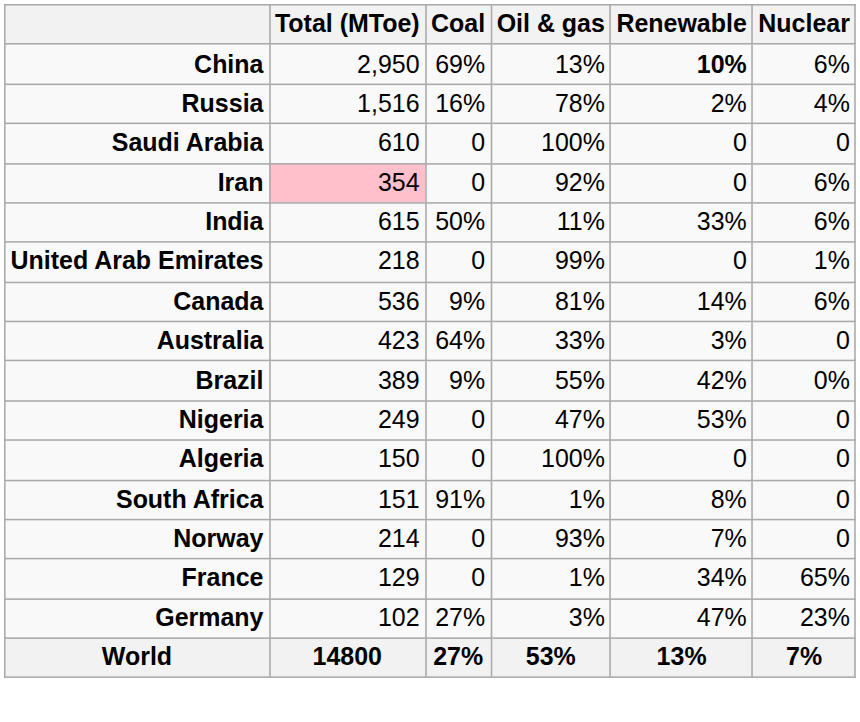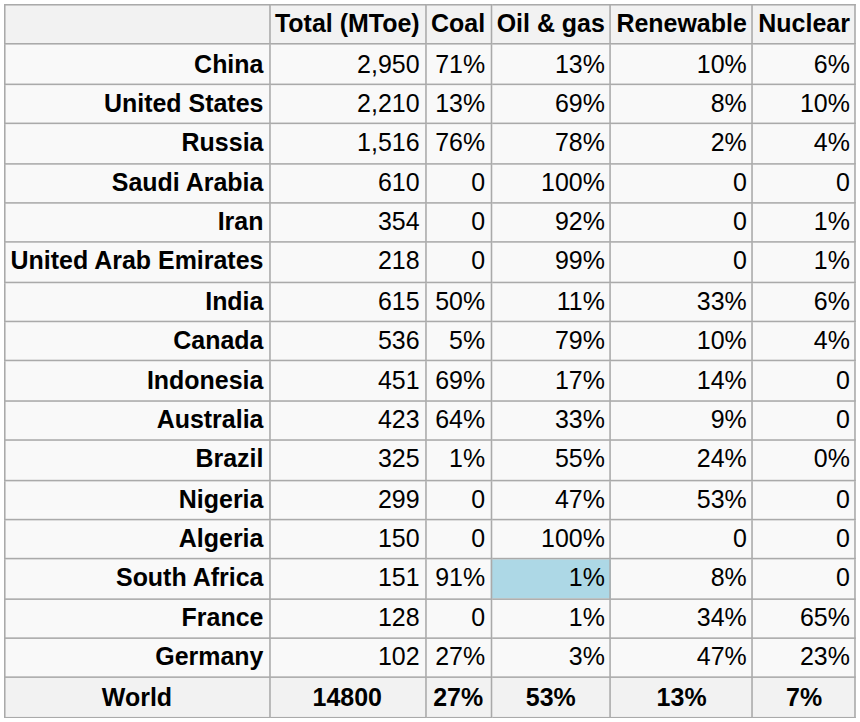(460, 63) 69% -> (460, 63) 71%
(722, 63) bold -> (722, 63) normal
+ row: (184, 103)
(460, 103) 16% -> (460, 143) 76%
(399, 182) pink background -> (399, 222) no background
(832, 182) 6% -> (832, 222) 1%
rows swapped: (137, 261) <-> (234, 222)
(467, 301) 9% -> (467, 340) 5%
(580, 301) 81% -> (580, 340) 79%
(722, 301) 14% -> (722, 340) 10%
(832, 301) 6% -> (832, 340) 4%
+ row: (205, 380)
(729, 340) 3% -> (729, 420) 9%
(399, 380) 389 -> (399, 459) 325
(467, 380) 9% -> (467, 459) 1%
(722, 380) 42% -> (722, 459) 24%
(399, 420) 249 -> (399, 499) 299
(587, 499) no background -> (587, 578) lightblue background
- row: (218, 538)
(399, 578) 129 -> (399, 618) 128
